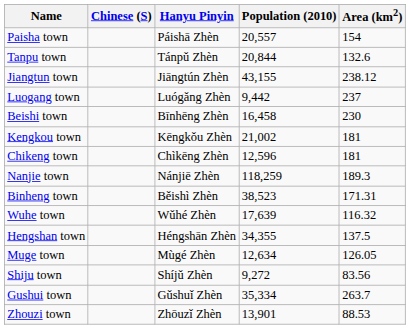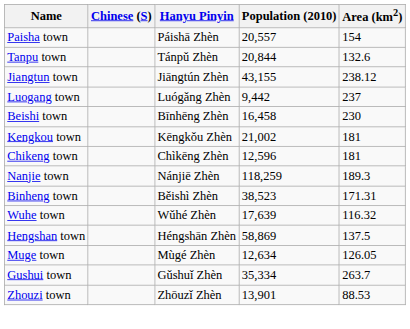(259, 235) 34,355 -> (259, 235) 58,869
- row: (34, 275)
